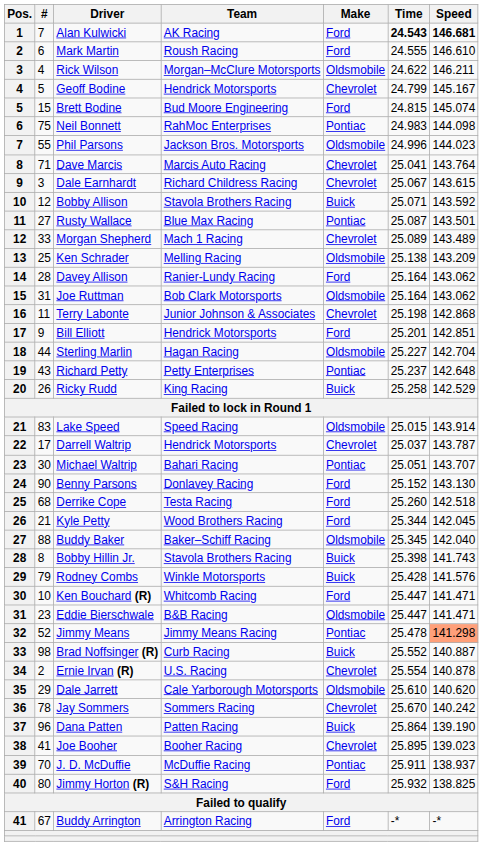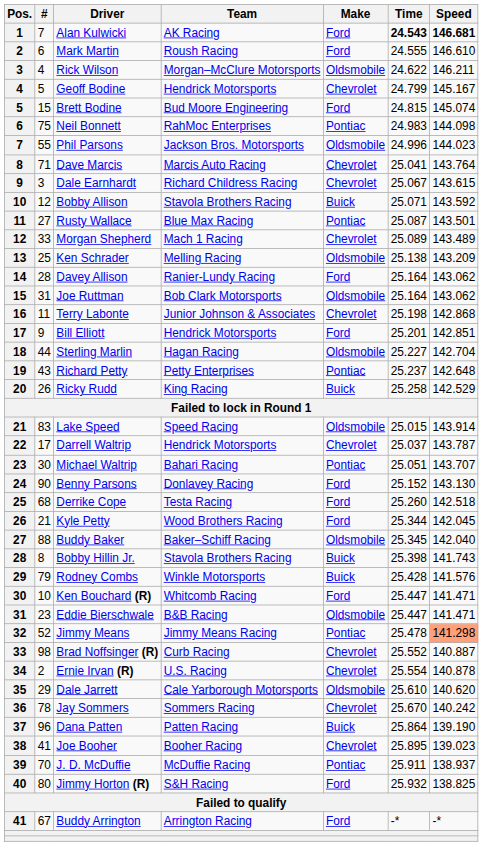(340, 652) Buick -> (351, 652) Chevrolet
